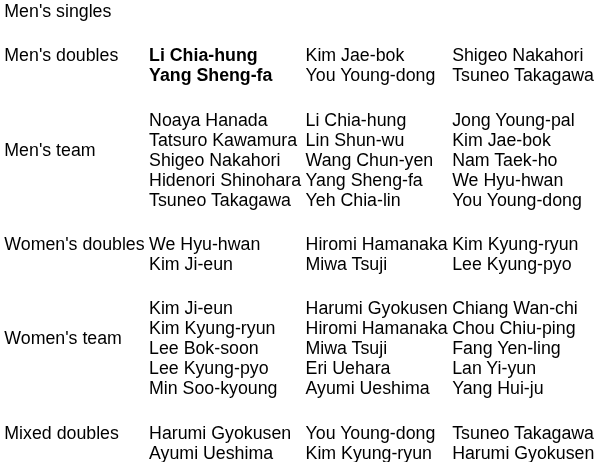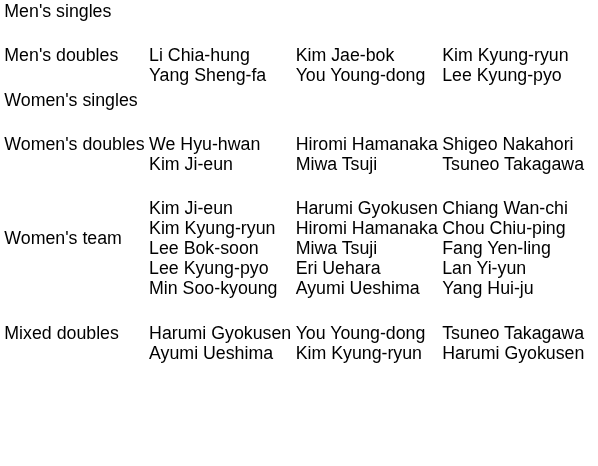(211, 65) bold -> (208, 65) normal
(523, 65) Shigeo Nakahori Tsuneo Takagawa -> (505, 65) Kim Kyung-ryun Lee Kyung-pyo
- row: (50, 150)
+ row: (71, 100)
(515, 254) Kim Kyung-ryun Lee Kyung-pyo -> (513, 154) Shigeo Nakahori Tsuneo Takagawa
